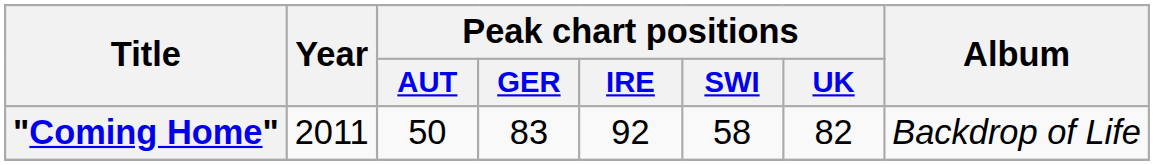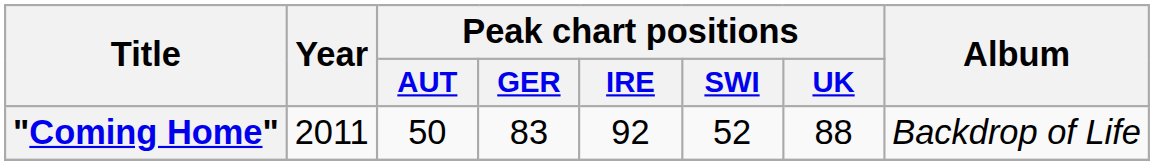(732, 132) 58 -> (732, 132) 52
(834, 132) 82 -> (834, 132) 88
